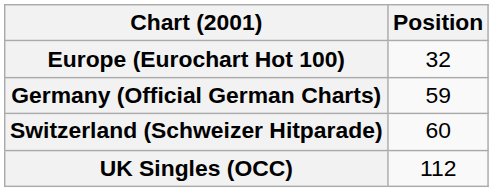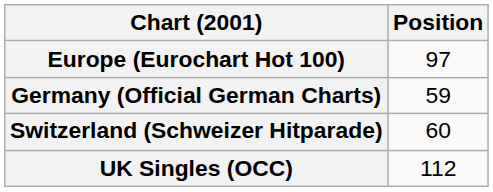(438, 58) 32 -> (438, 58) 97
